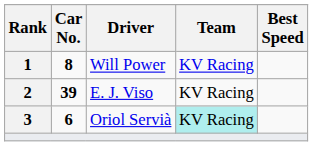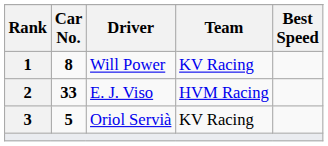(69, 92) 39 -> (69, 92) 33
(216, 92) KV Racing -> (224, 92) HVM Racing
(69, 119) 6 -> (69, 119) 5
(216, 119) paleturquoise background -> (216, 119) no background
